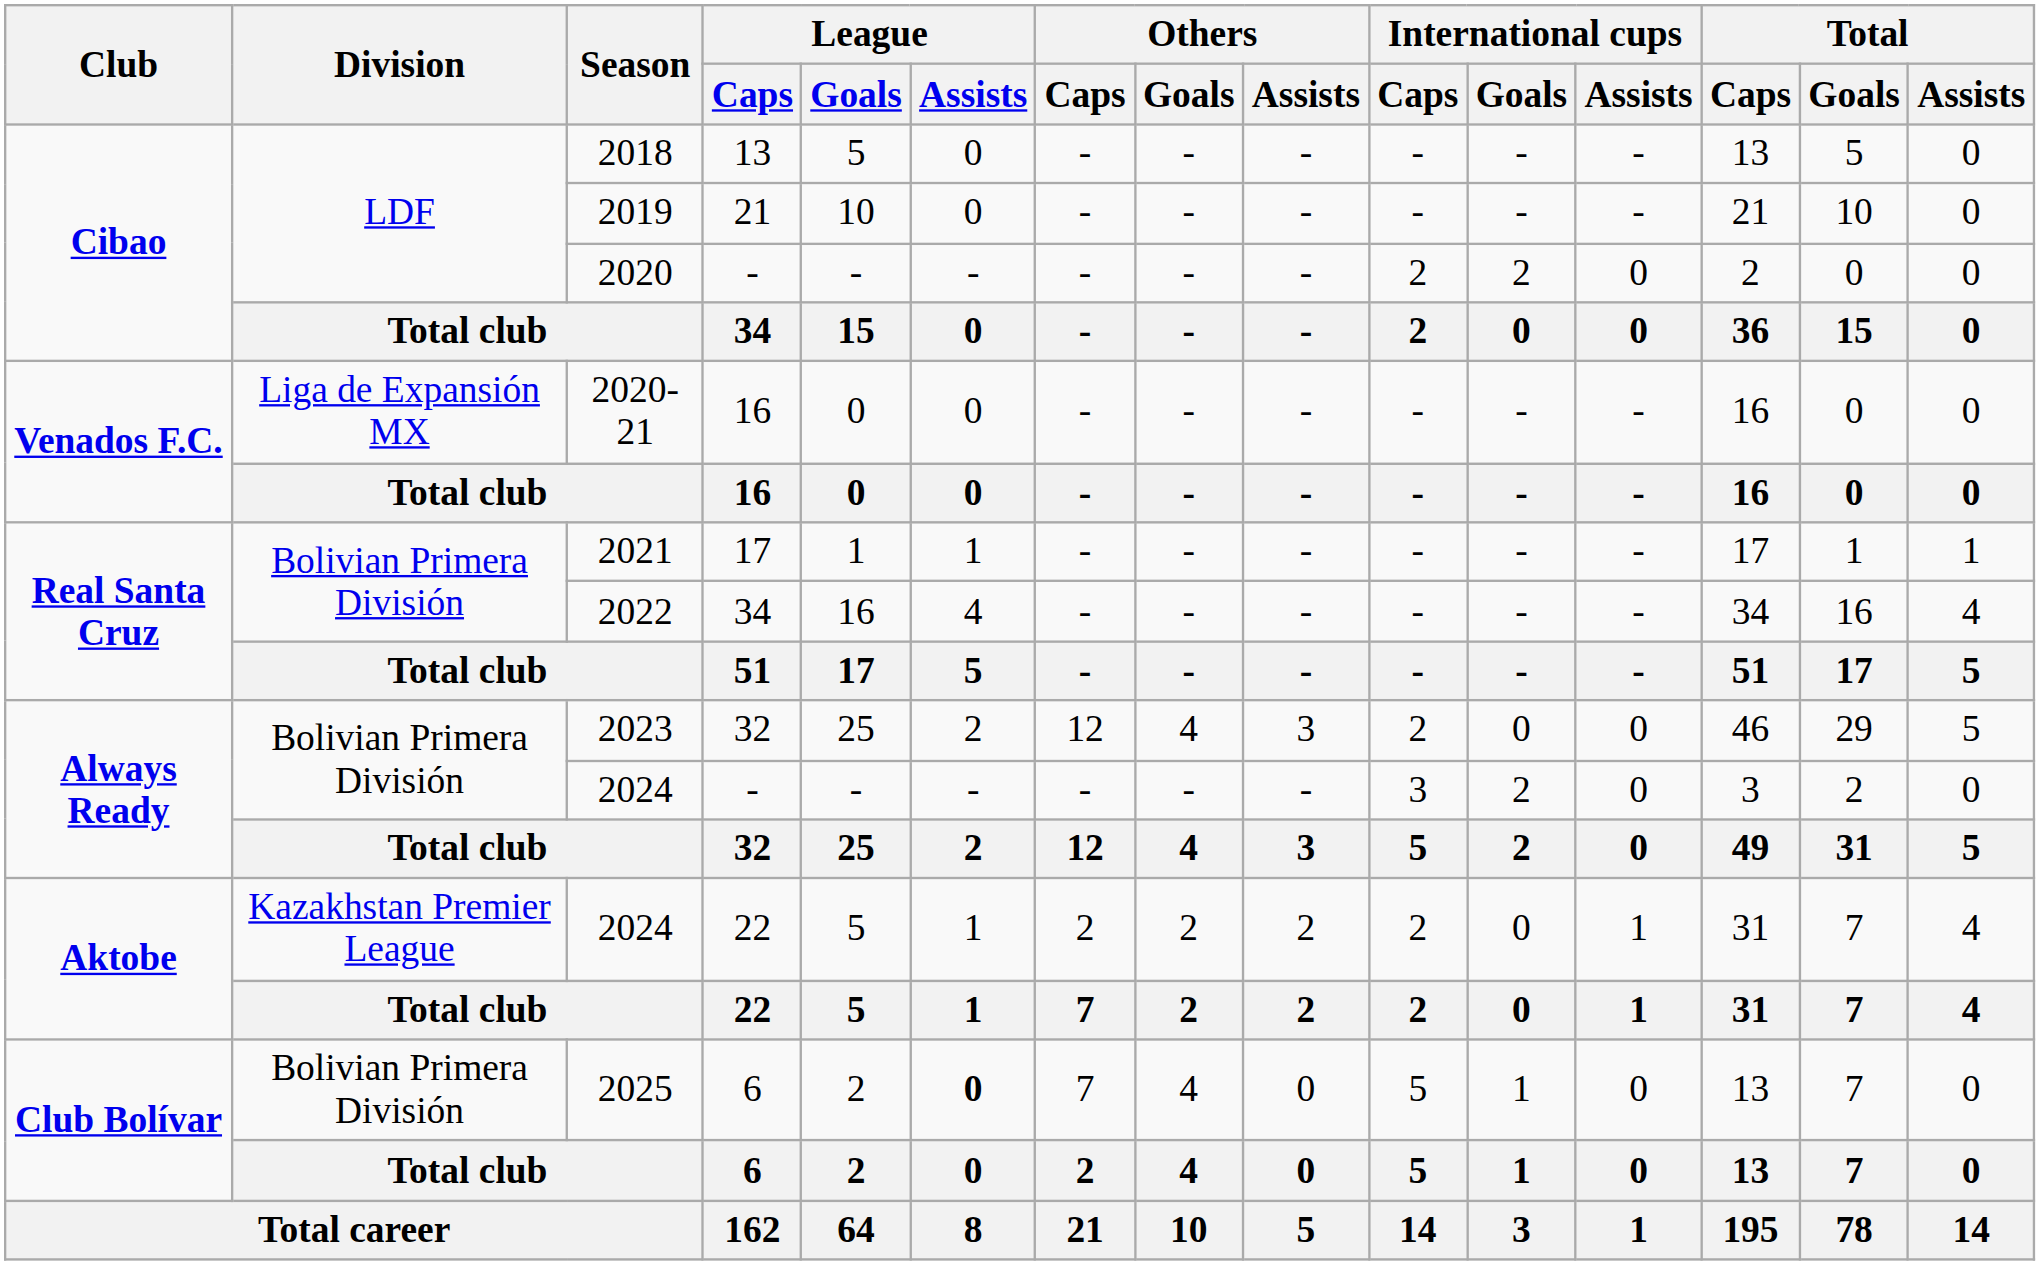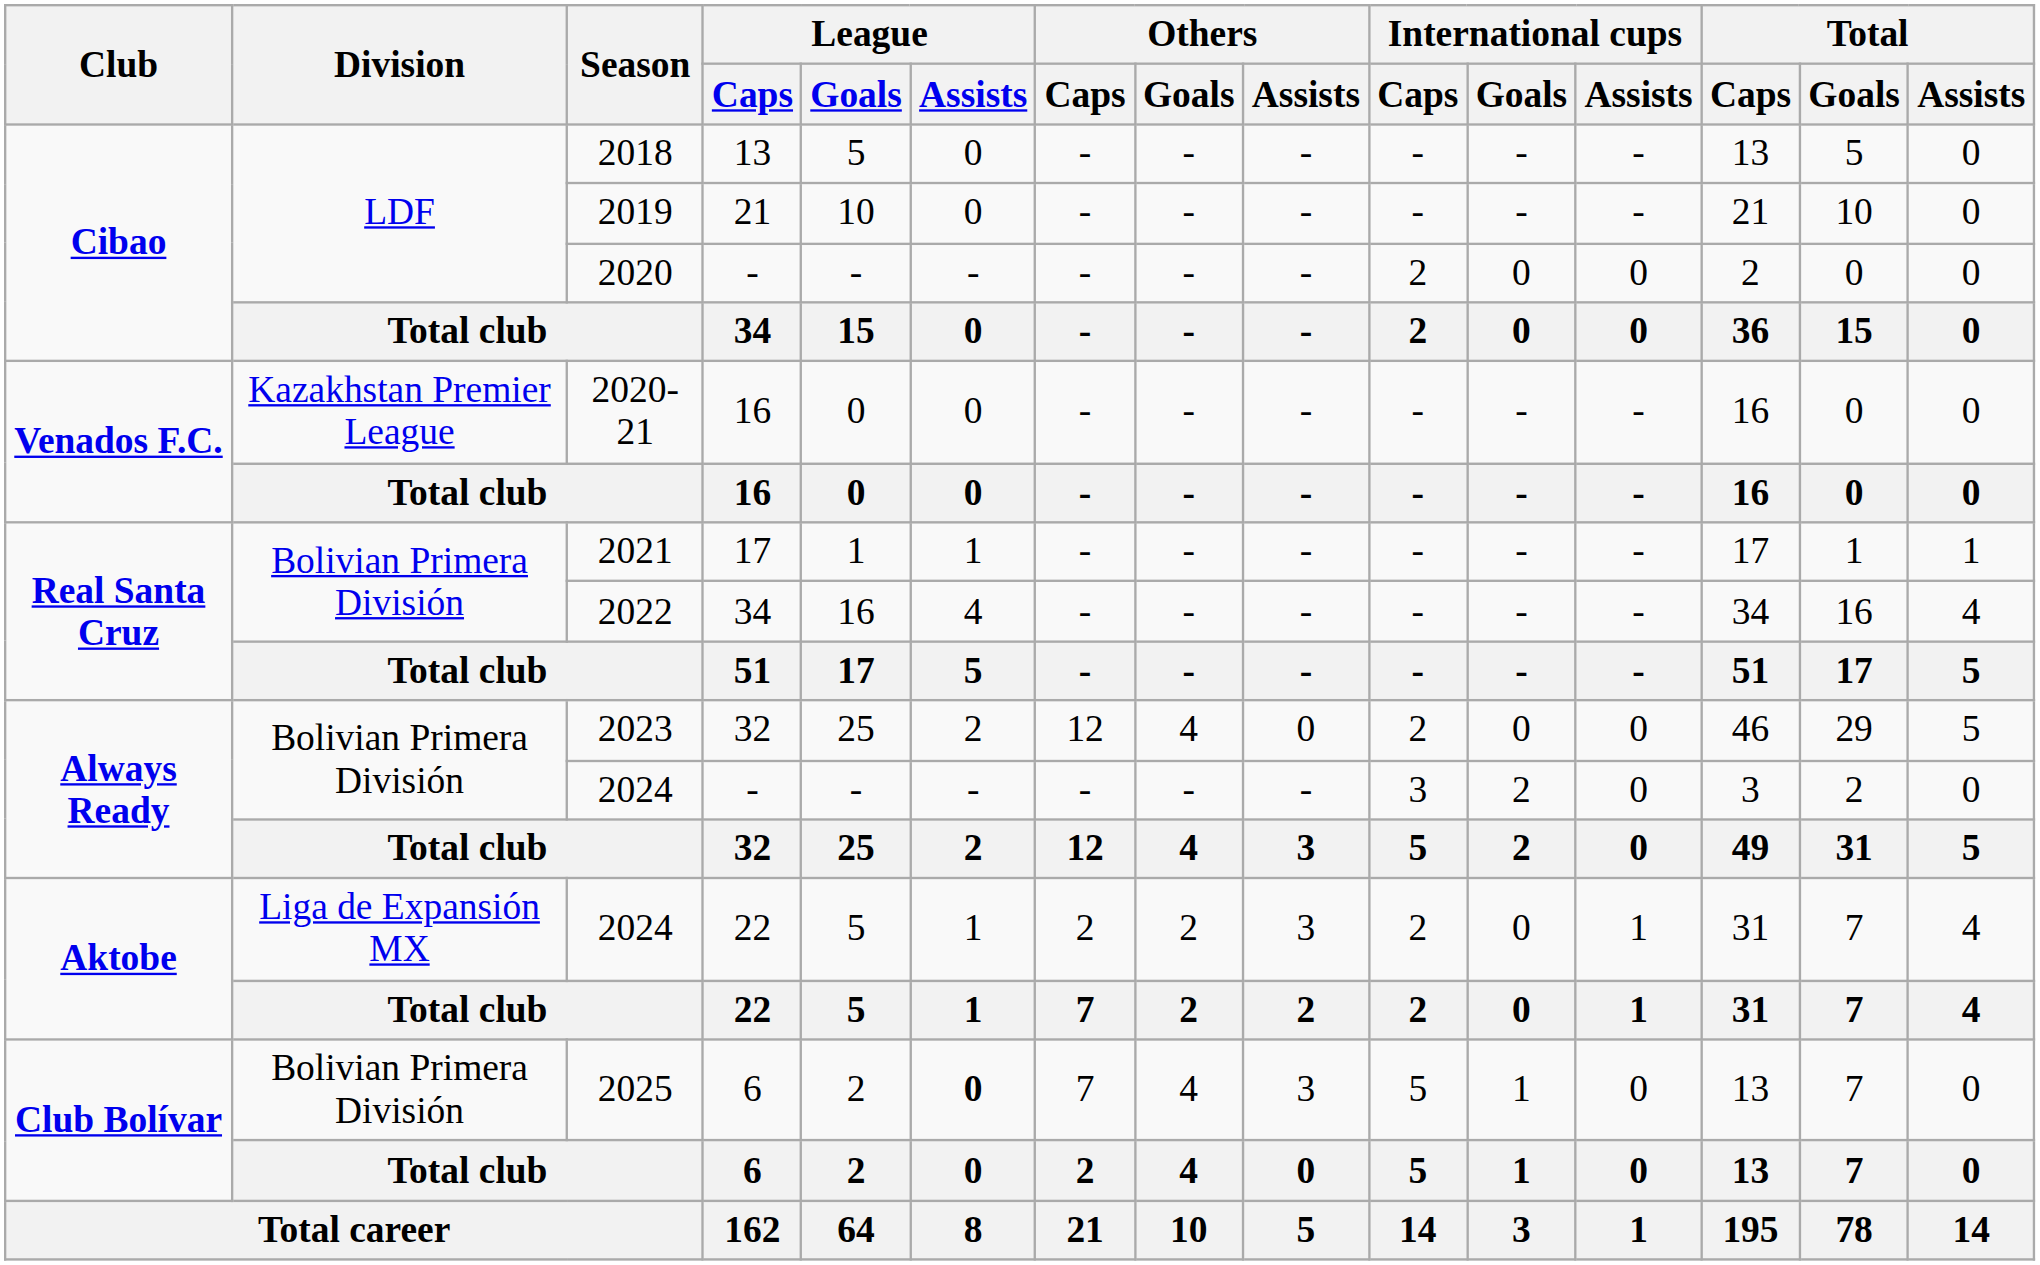(1521, 271) 2 -> (1521, 271) 0
(400, 411) Liga de Expansión MX -> (400, 411) Kazakhstan Premier League
(1306, 729) 3 -> (1306, 729) 0
(400, 928) Kazakhstan Premier League -> (400, 928) Liga de Expansión MX
(1306, 928) 2 -> (1306, 928) 3
(1306, 1089) 0 -> (1306, 1089) 3
